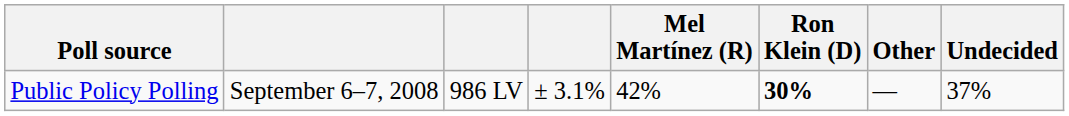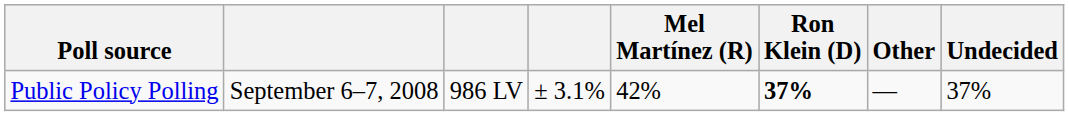(789, 90) 30% -> (789, 90) 37%
